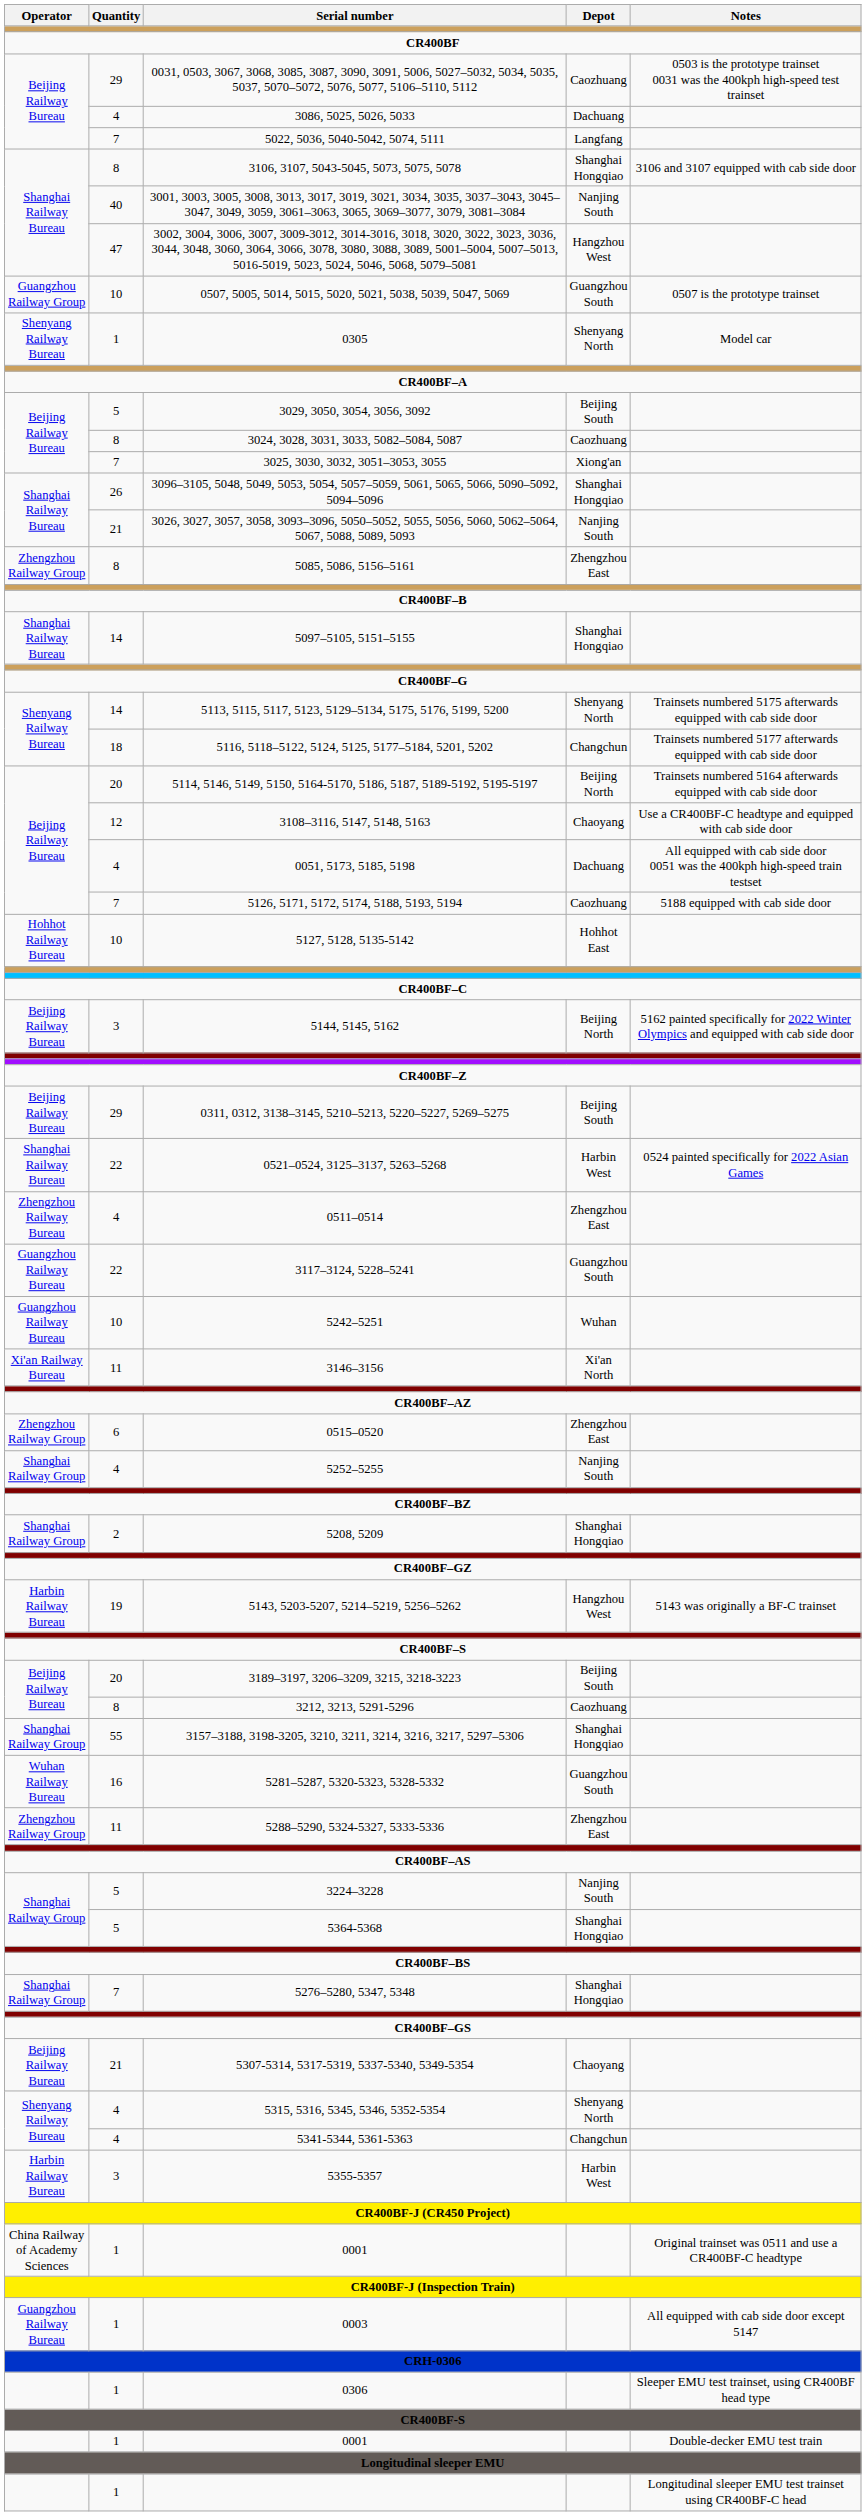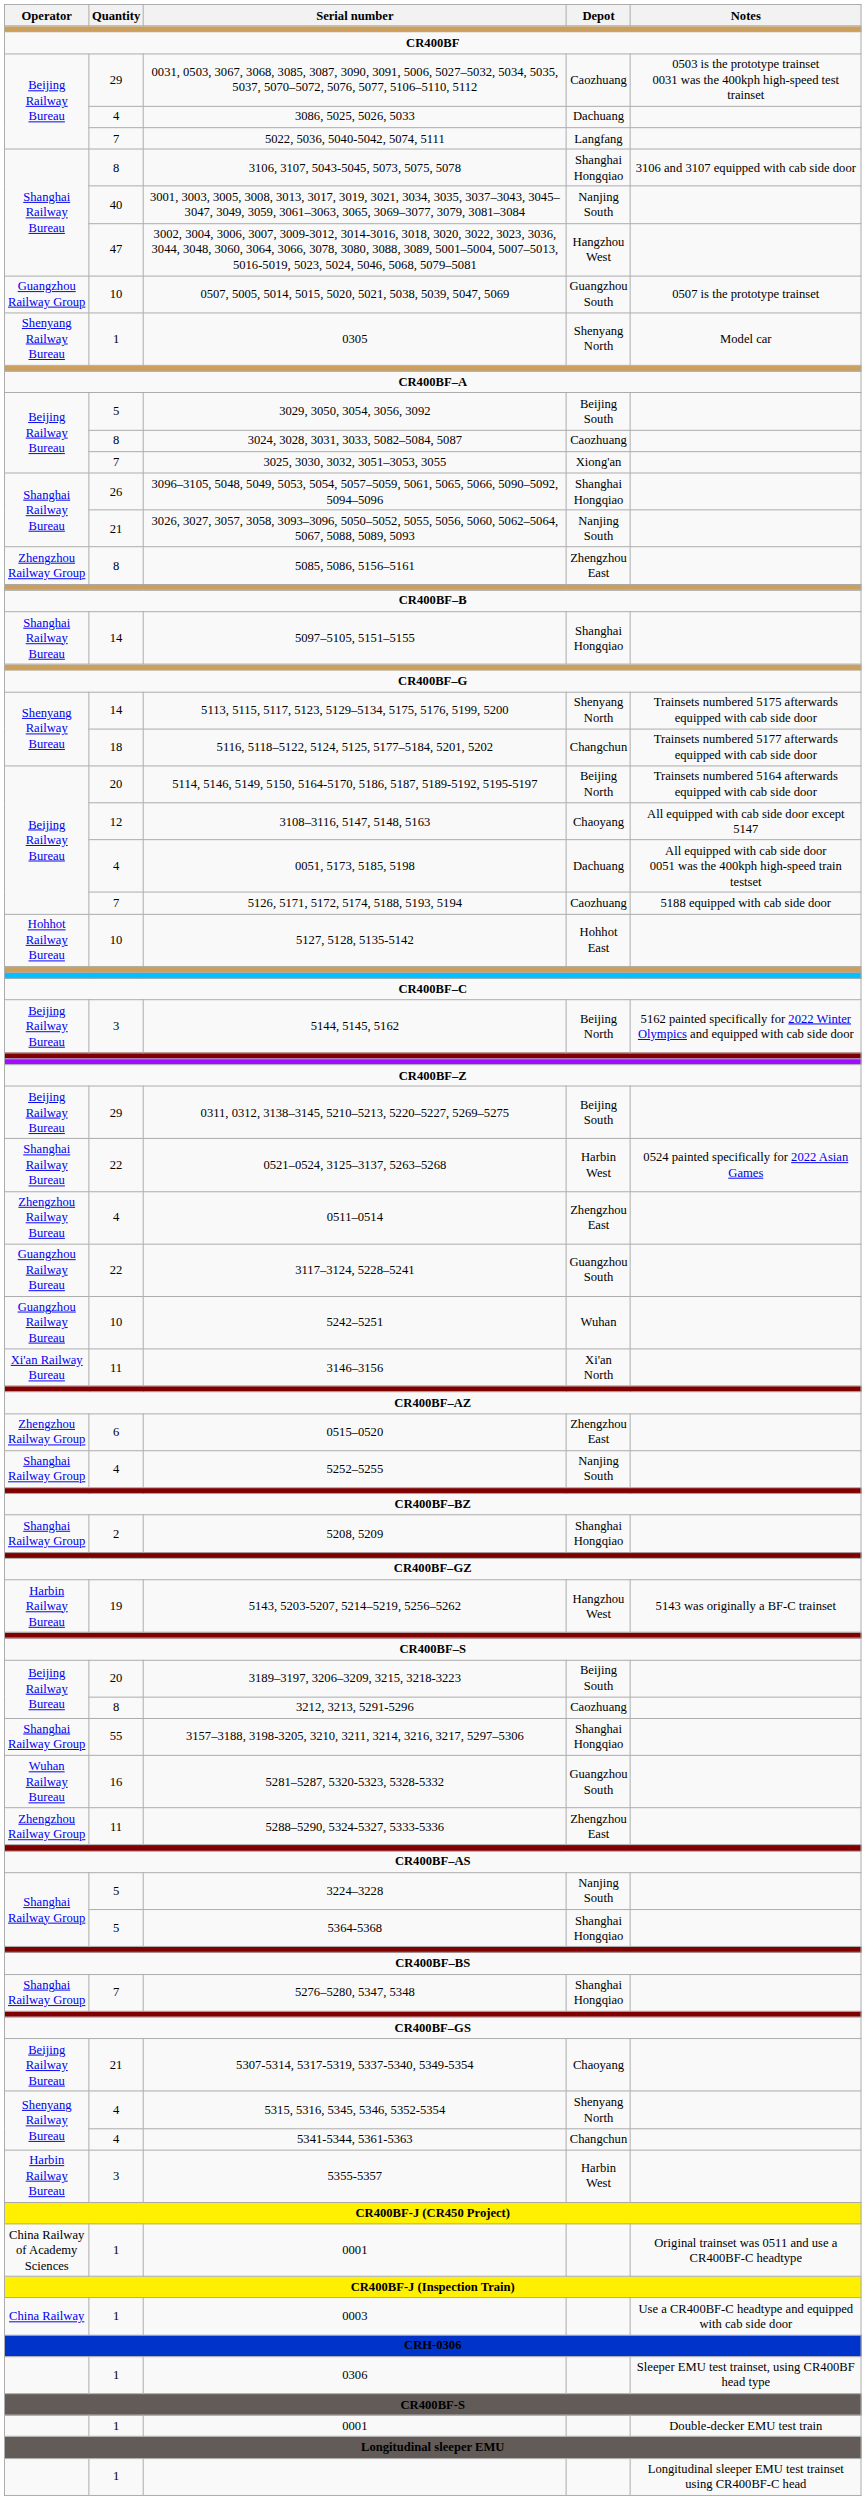(746, 821) Use a CR400BF-C headtype and equipped with cab side door -> (746, 821) All equipped with cab side door except 5147
(47, 2324) Guangzhou Railway Bureau -> (47, 2316) China Railway
(746, 2324) All equipped with cab side door except 5147 -> (746, 2316) Use a CR400BF-C headtype and equipped with cab side door
